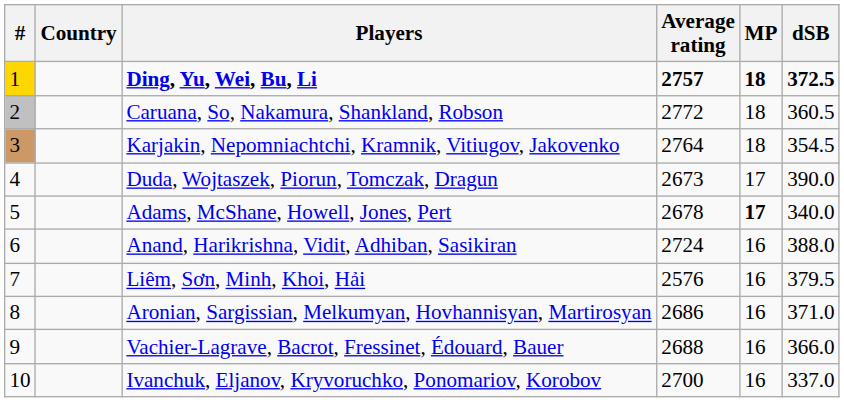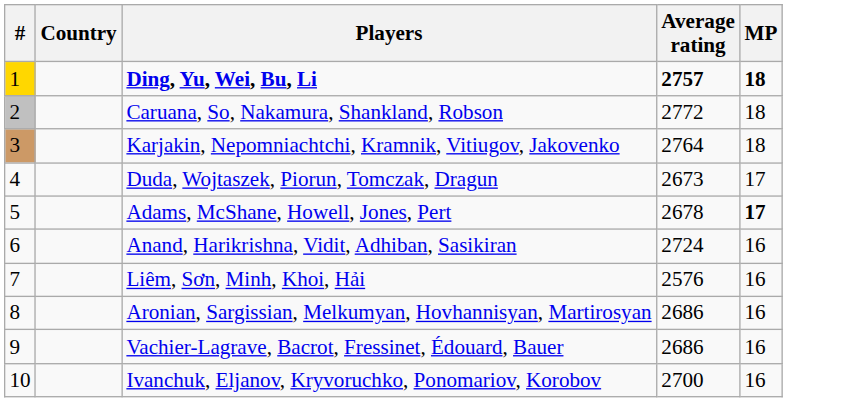- column: (811, 33)
(682, 346) 2688 -> (682, 346) 2686
